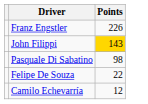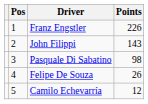+ column: (18, 12)
(116, 44) gold background -> (134, 44) no background
(118, 75) 22 -> (137, 75) 26
